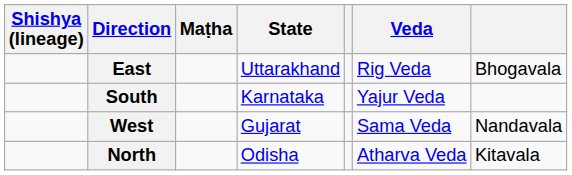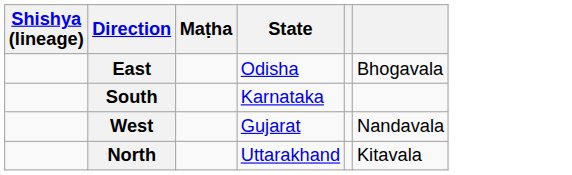- column: (412, 29)
(290, 68) Uttarakhand -> (270, 68) Odisha
(270, 155) Odisha -> (290, 155) Uttarakhand
